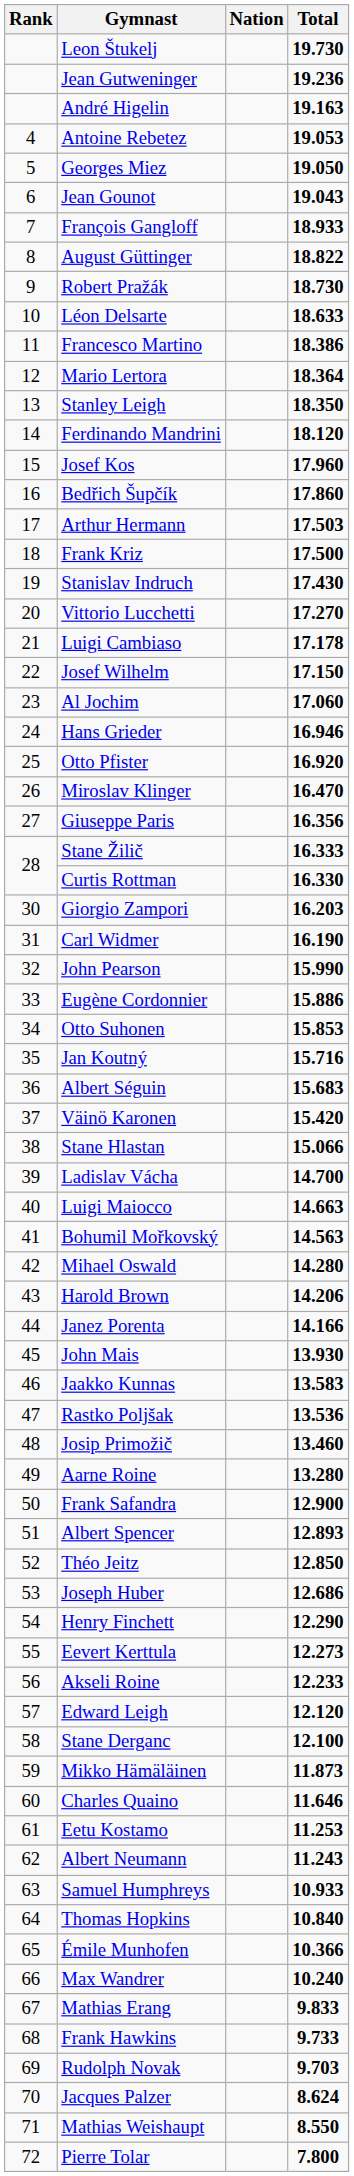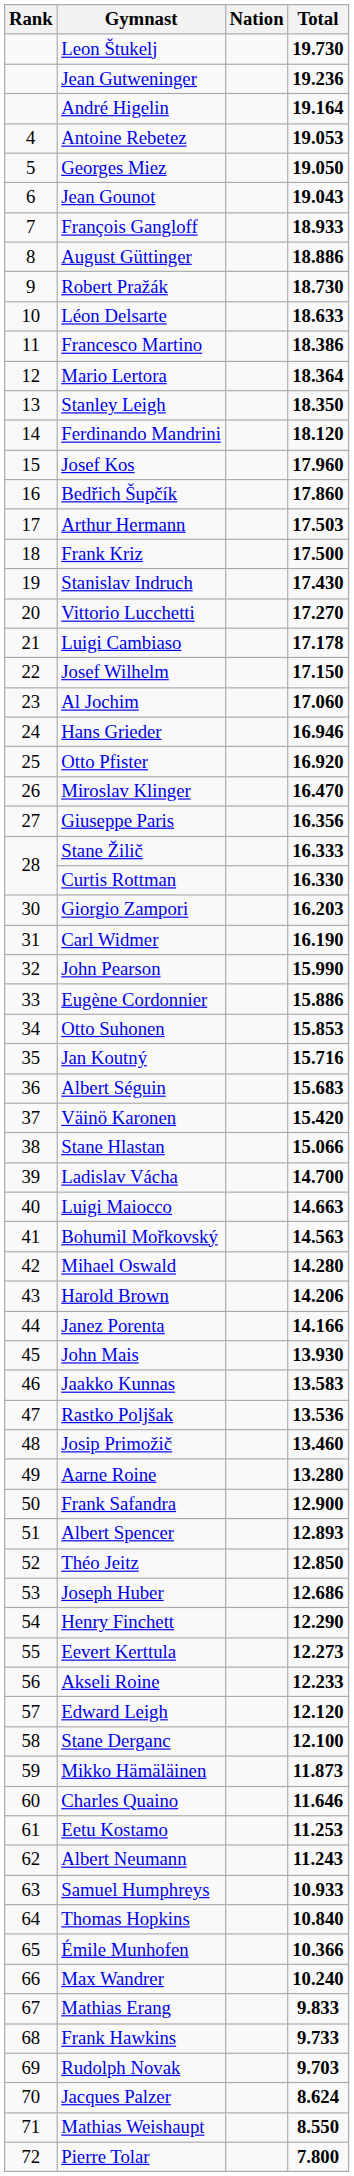(318, 108) 19.163 -> (318, 108) 19.164
(318, 256) 18.822 -> (318, 256) 18.886
